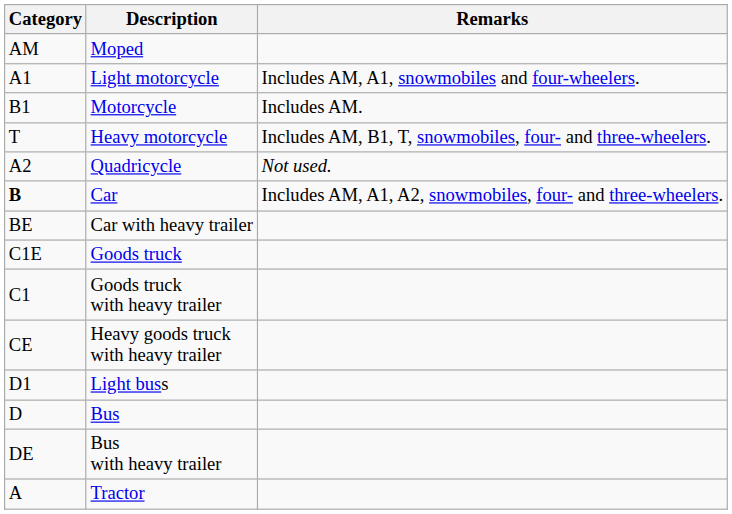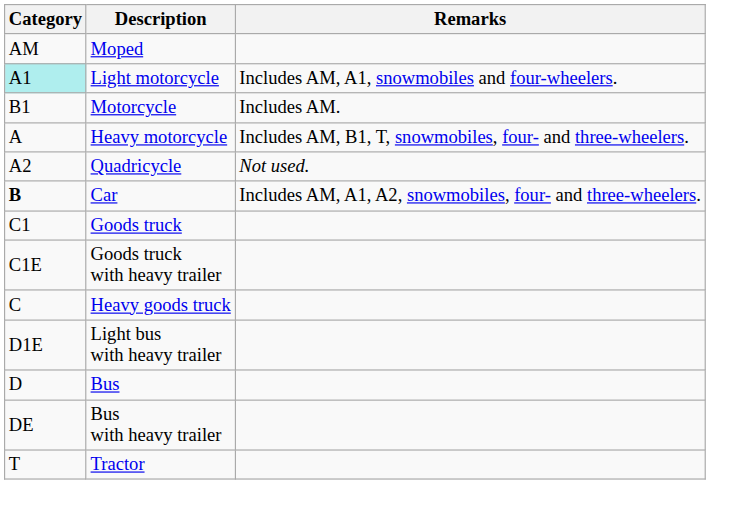(20, 78) no background -> (20, 78) paleturquoise background
(15, 136) T -> (16, 136) A
- row: (172, 225)
(25, 254) C1E -> (20, 225) C1
(20, 294) C1 -> (25, 265) C1E
+ row: (161, 305)
- row: (161, 344)
- row: (130, 384)
+ row: (156, 344)
(16, 493) A -> (15, 464) T
